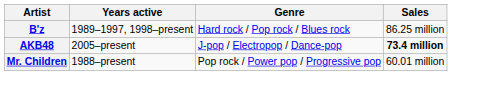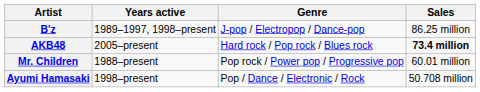(274, 29) Hard rock / Pop rock / Blues rock -> (293, 29) J-pop / Electropop / Dance-pop
(270, 45) J-pop / Electropop / Dance-pop -> (297, 45) Hard rock / Pop rock / Blues rock
+ row: (48, 78)
